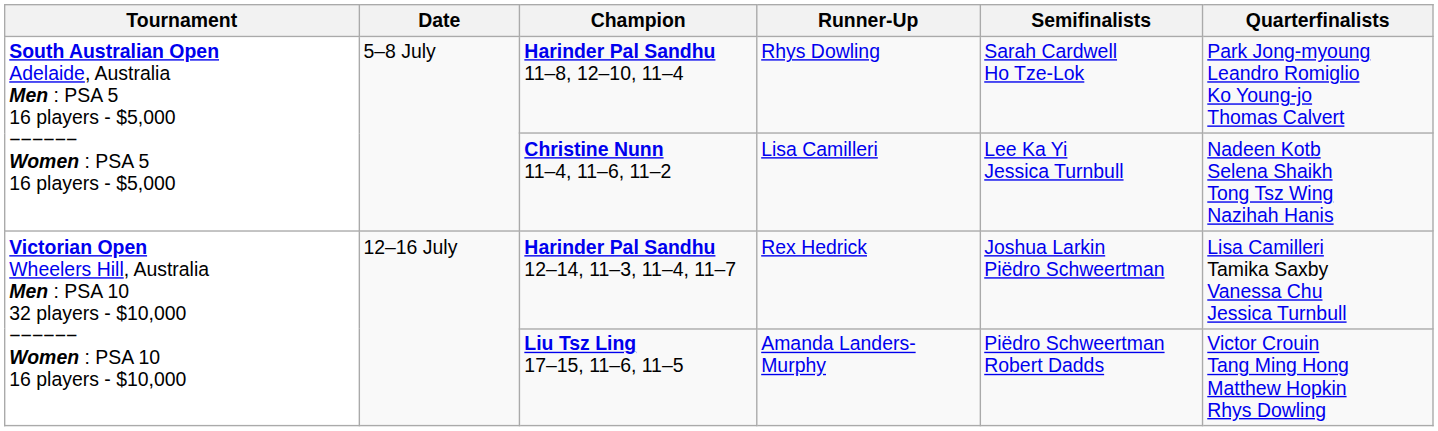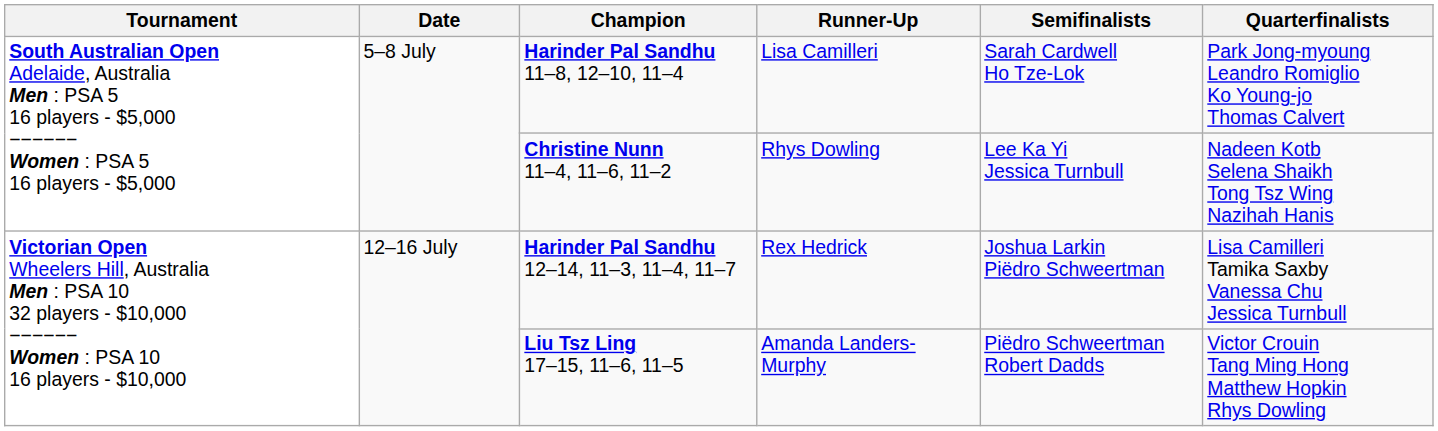(821, 52) Rhys Dowling -> (819, 52) Lisa Camilleri
(819, 149) Lisa Camilleri -> (821, 149) Rhys Dowling
